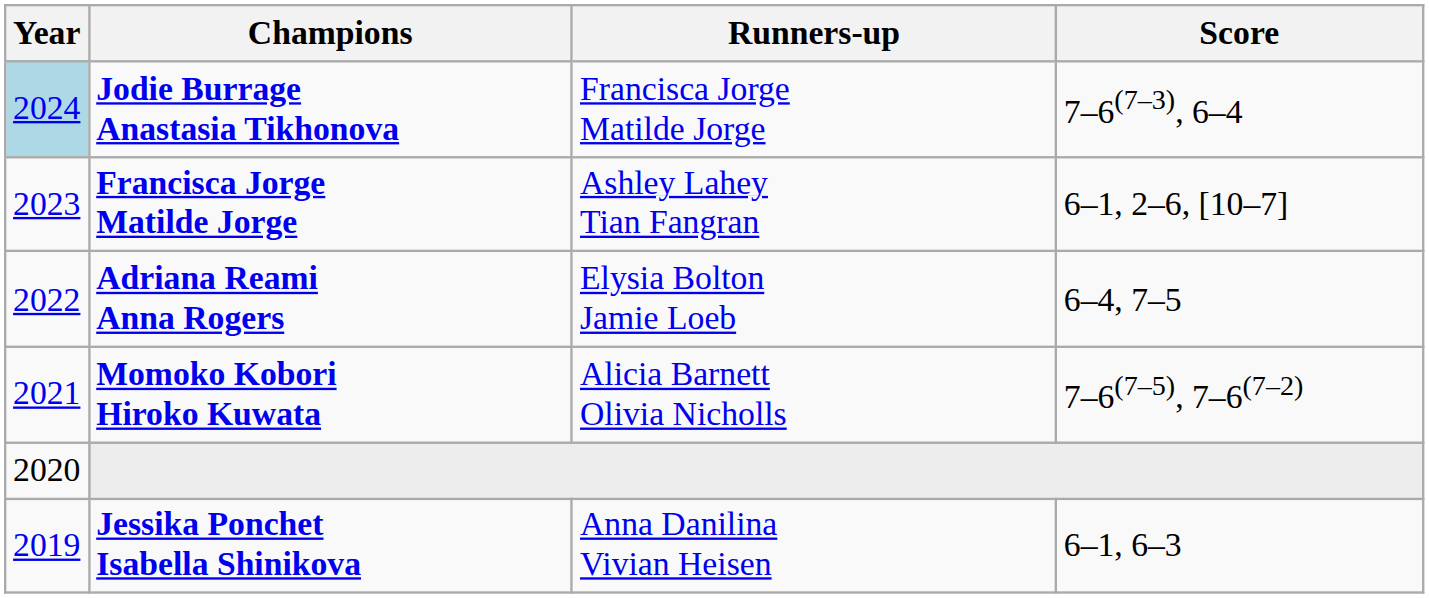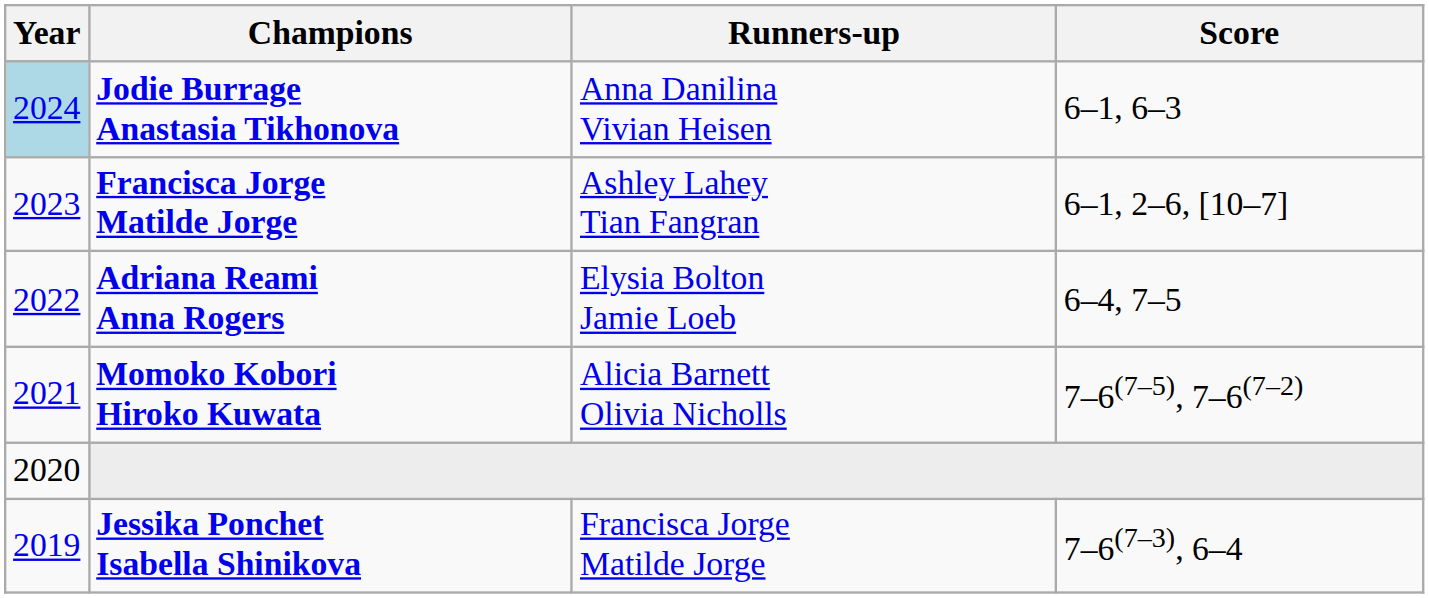(685, 108) Francisca Jorge Matilde Jorge -> (679, 108) Anna Danilina Vivian Heisen
(1153, 108) 7–6(7–3), 6–4 -> (1123, 108) 6–1, 6–3
(679, 545) Anna Danilina Vivian Heisen -> (685, 545) Francisca Jorge Matilde Jorge
(1123, 545) 6–1, 6–3 -> (1153, 545) 7–6(7–3), 6–4
